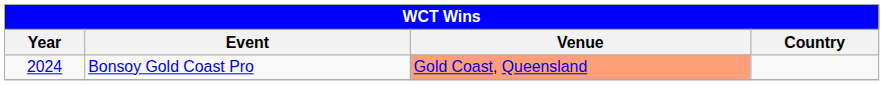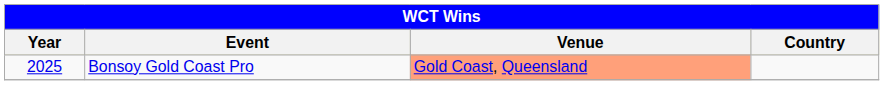(45, 67) 2024 -> (45, 67) 2025
